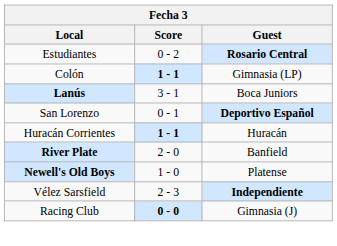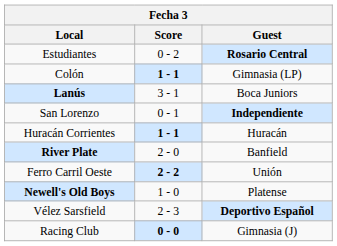(267, 113) Deportivo Español -> (267, 113) Independiente
+ row: (69, 171)
(267, 191) Independiente -> (267, 211) Deportivo Español
